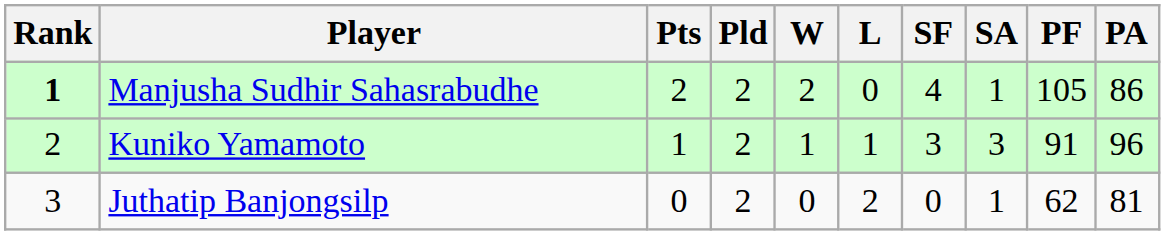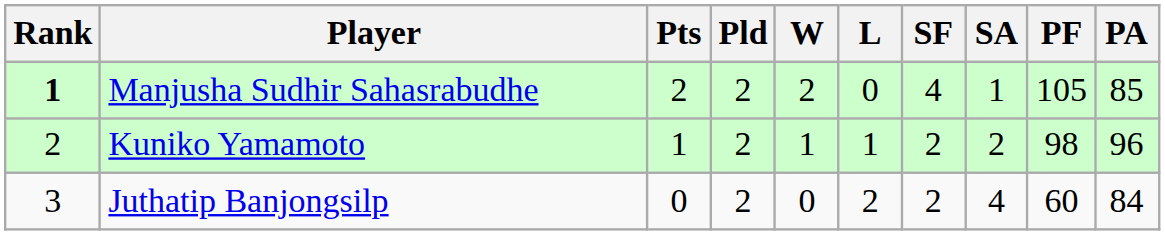(1126, 88) 86 -> (1126, 88) 85
(933, 145) 3 -> (933, 145) 2
(996, 145) 3 -> (996, 145) 2
(1061, 145) 91 -> (1061, 145) 98
(933, 201) 0 -> (933, 201) 2
(996, 201) 1 -> (996, 201) 4
(1061, 201) 62 -> (1061, 201) 60
(1126, 201) 81 -> (1126, 201) 84
